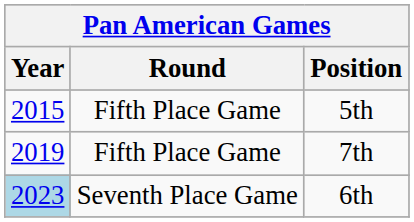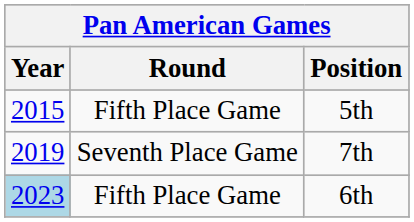(187, 152) Fifth Place Game -> (187, 152) Seventh Place Game
(187, 195) Seventh Place Game -> (187, 195) Fifth Place Game
